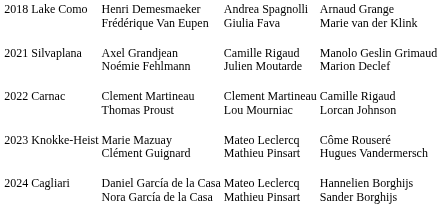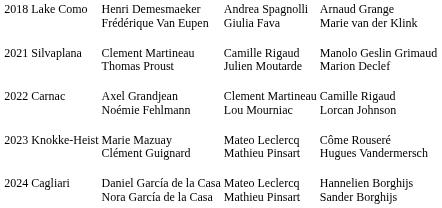(146, 59) Axel Grandjean Noémie Fehlmann -> (148, 59) Clement Martineau Thomas Proust
(148, 103) Clement Martineau Thomas Proust -> (146, 103) Axel Grandjean Noémie Fehlmann
